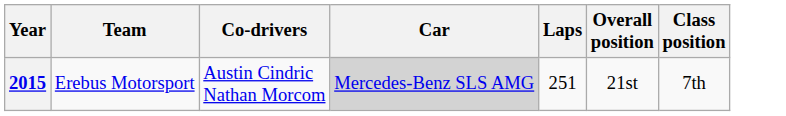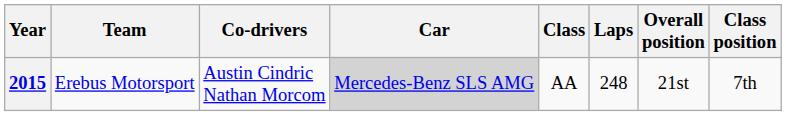+ column: (564, 31)
(563, 83) 251 -> (614, 83) 248
